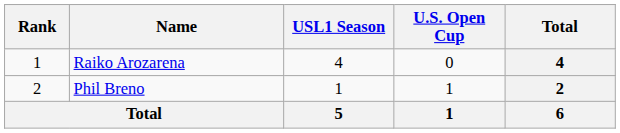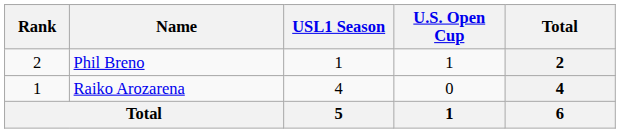rows swapped: (129, 62) <-> (109, 88)
